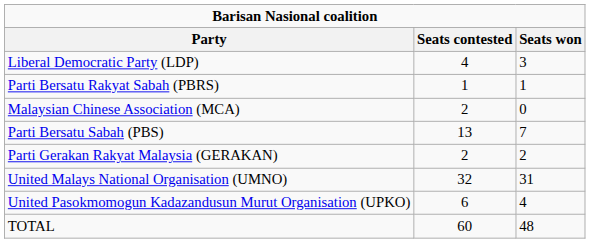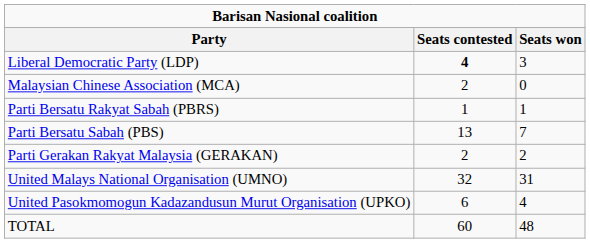(465, 62) normal -> (465, 62) bold
rows swapped: (124, 109) <-> (113, 86)
